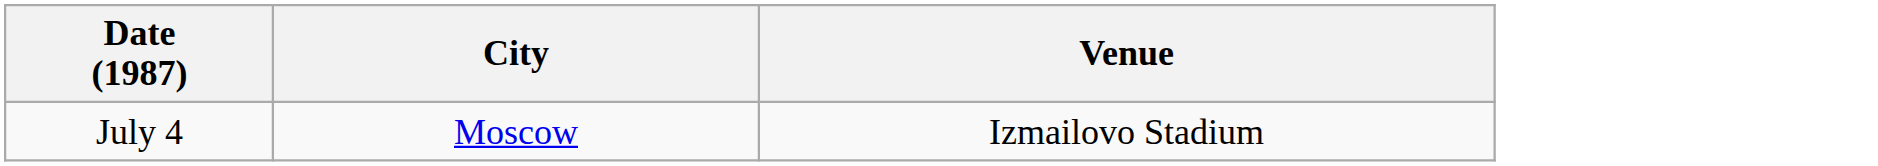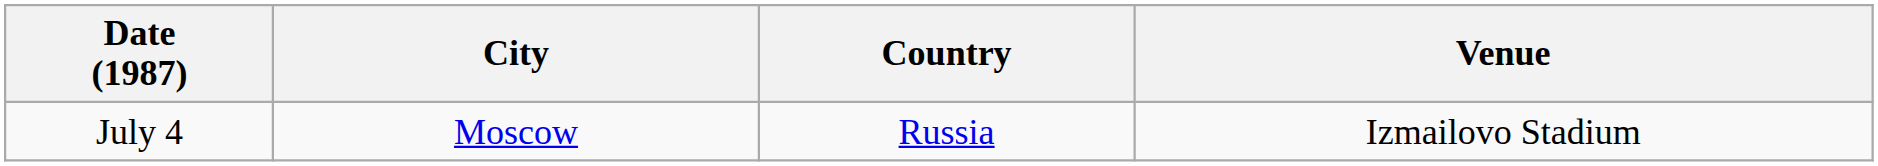+ column: (947, 53)
